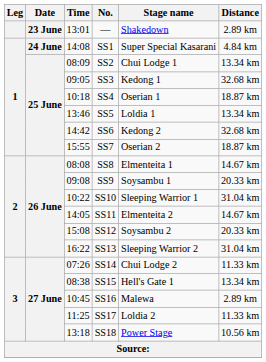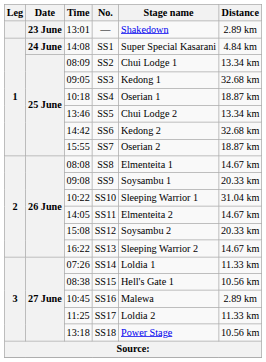(138, 113) Loldia 1 -> (149, 113) Chui Lodge 2
(240, 248) 31.04 km -> (240, 248) 14.67 km
(149, 264) Chui Lodge 2 -> (138, 264) Loldia 1
(240, 281) 13.34 km -> (240, 281) 10.56 km
